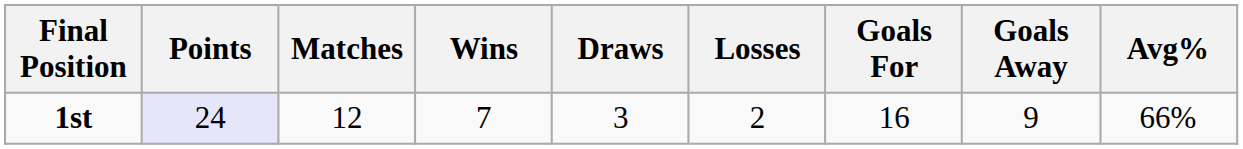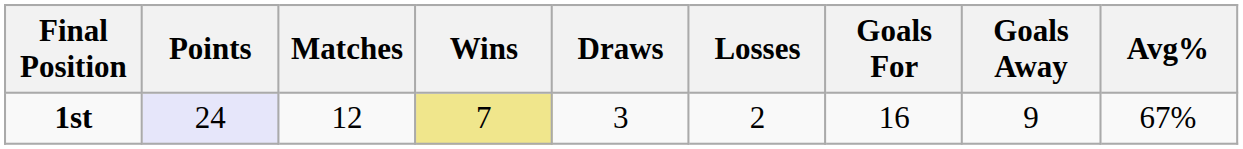(484, 118) no background -> (484, 118) khaki background
(1168, 118) 66% -> (1168, 118) 67%
